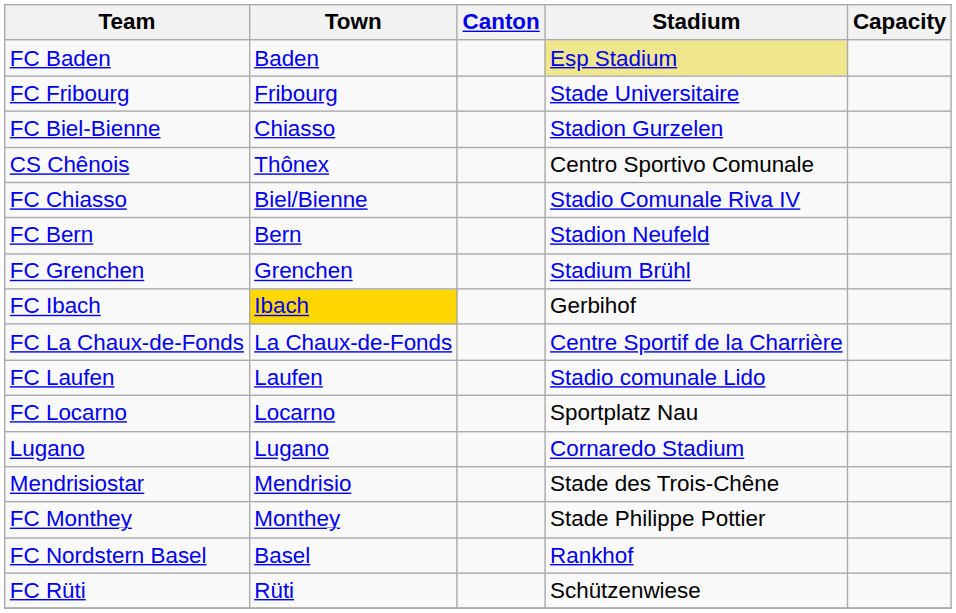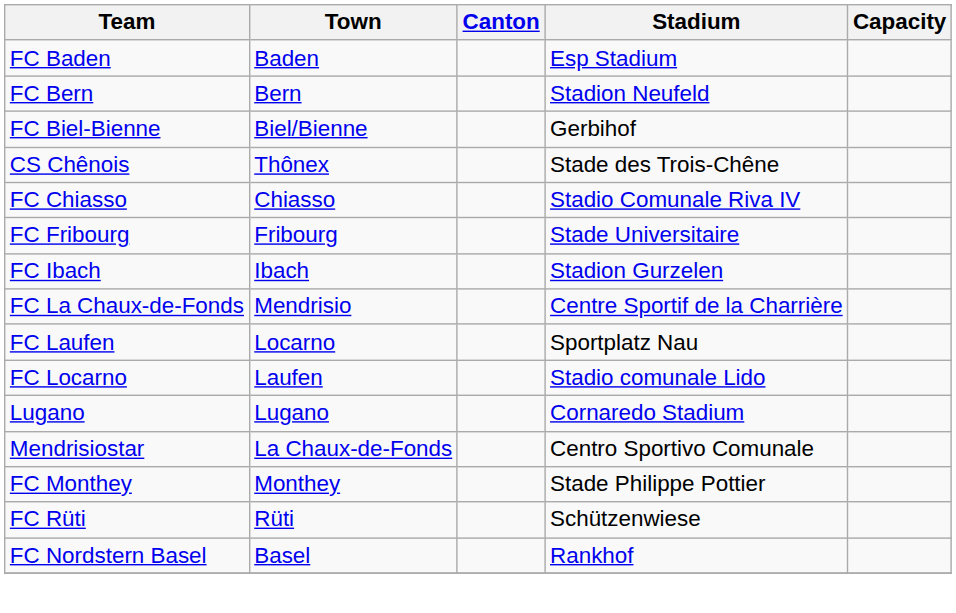(614, 57) khaki background -> (614, 57) no background
rows swapped: (52, 235) <-> (70, 93)
(295, 128) Chiasso -> (311, 128) Biel/Bienne
(637, 128) Stadion Gurzelen -> (593, 128) Gerbihof
(682, 164) Centro Sportivo Comunale -> (665, 164) Stade des Trois-Chêne
(311, 199) Biel/Bienne -> (295, 199) Chiasso
- row: (77, 270)
(282, 306) gold background -> (282, 270) no background
(593, 306) Gerbihof -> (637, 270) Stadion Gurzelen
(353, 341) La Chaux-de-Fonds -> (303, 306) Mendrisio
(289, 377) Laufen -> (295, 341) Locarno
(658, 377) Stadio comunale Lido -> (624, 341) Sportplatz Nau
(295, 413) Locarno -> (289, 377) Laufen
(624, 413) Sportplatz Nau -> (658, 377) Stadio comunale Lido
(303, 484) Mendrisio -> (353, 448) La Chaux-de-Fonds
(665, 484) Stade des Trois-Chêne -> (682, 448) Centro Sportivo Comunale
rows swapped: (108, 555) <-> (48, 590)
